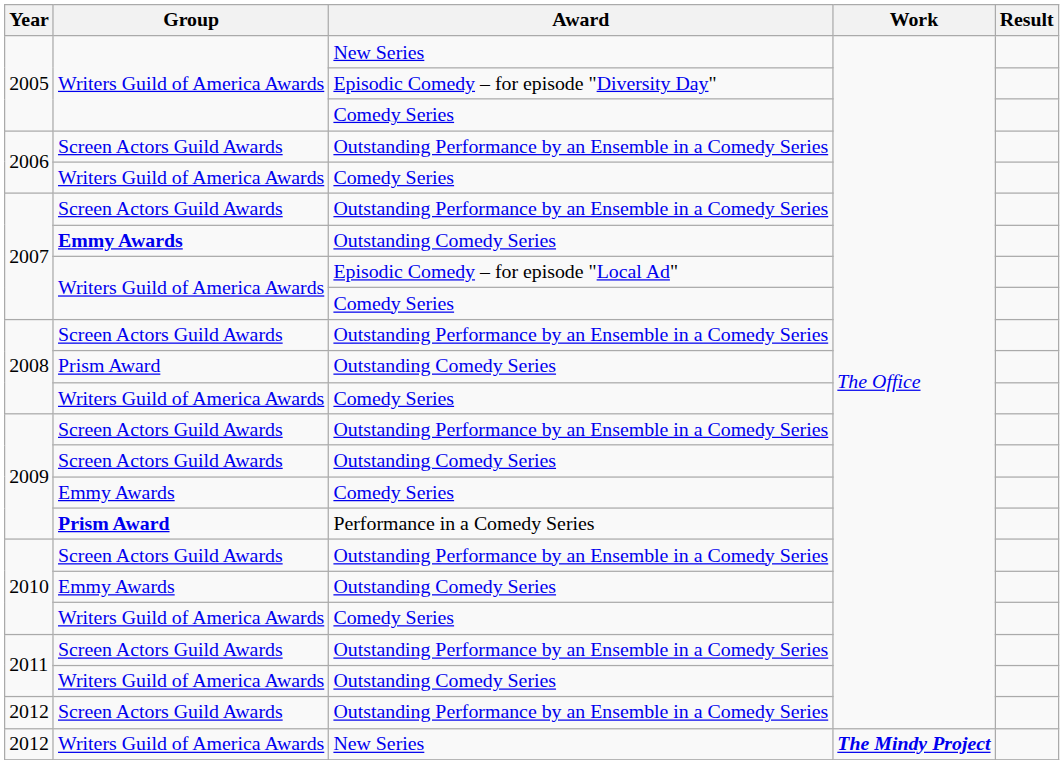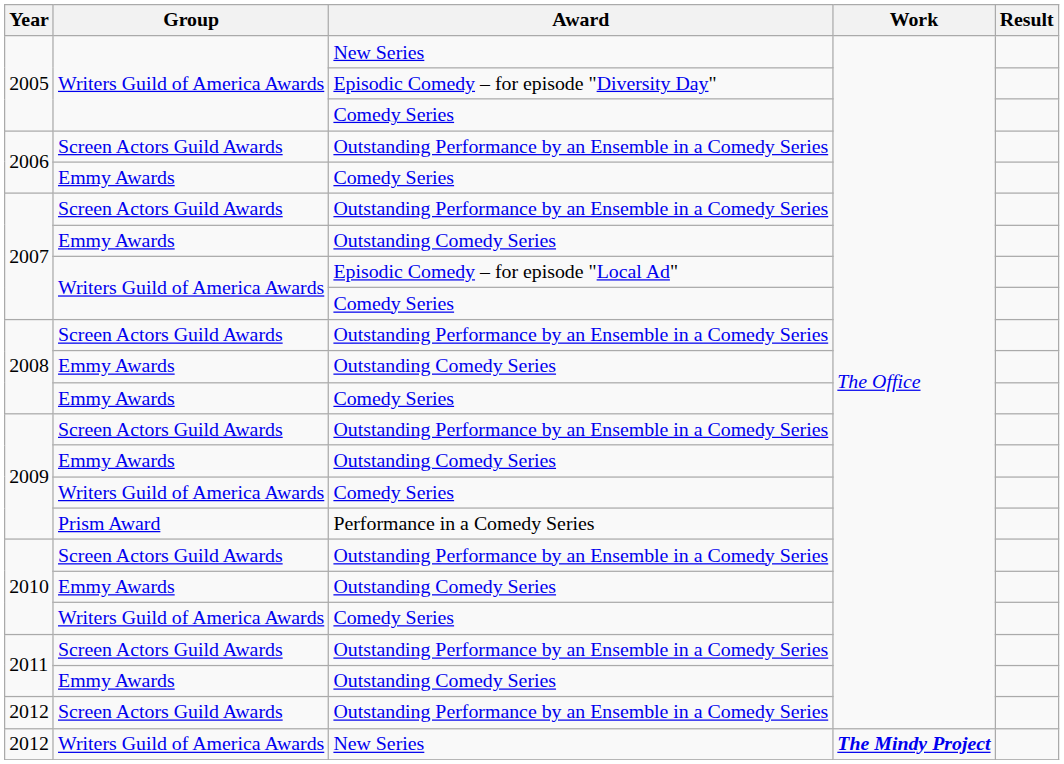(191, 177) Writers Guild of America Awards -> (116, 177) Emmy Awards
(120, 240) bold -> (116, 240) normal
(109, 366) Prism Award -> (116, 366) Emmy Awards
(191, 397) Writers Guild of America Awards -> (116, 397) Emmy Awards
(170, 460) Screen Actors Guild Awards -> (116, 460) Emmy Awards
(116, 492) Emmy Awards -> (191, 492) Writers Guild of America Awards
(114, 523) bold -> (109, 523) normal
(191, 680) Writers Guild of America Awards -> (116, 680) Emmy Awards
